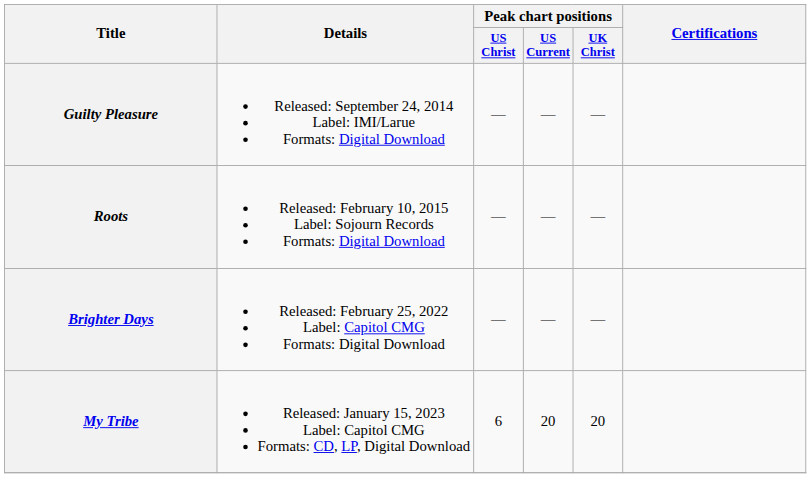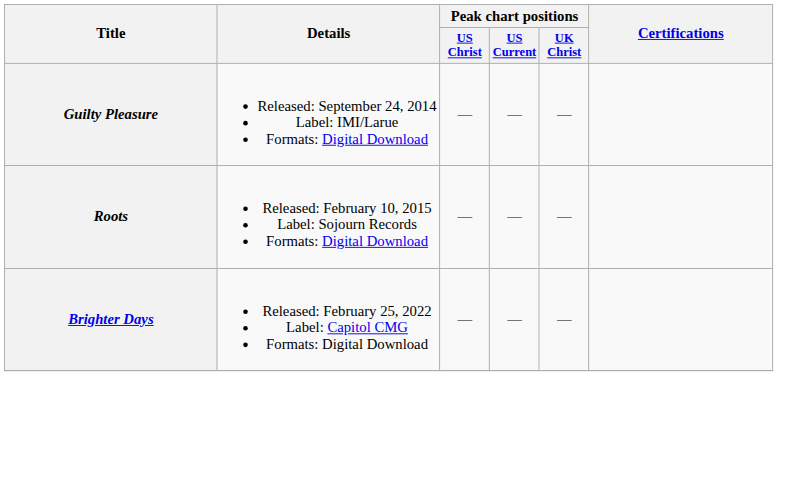- row: (111, 421)
